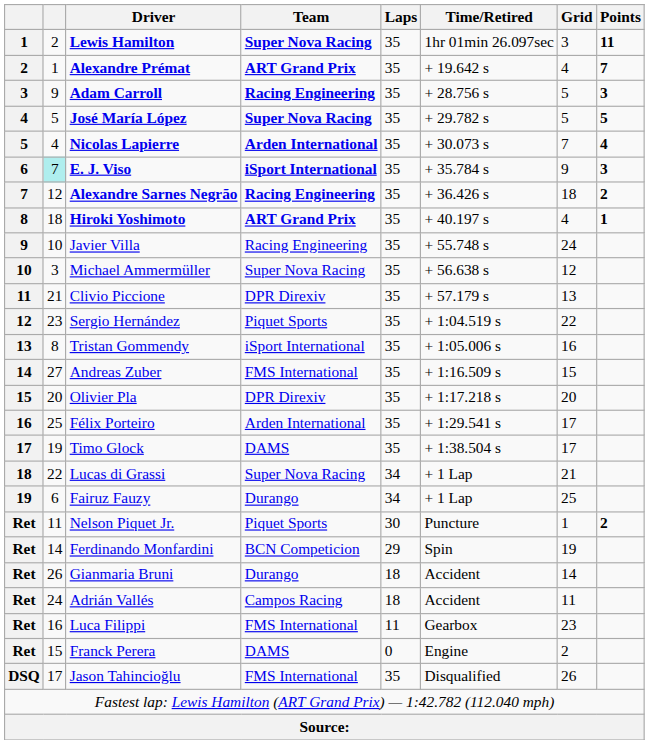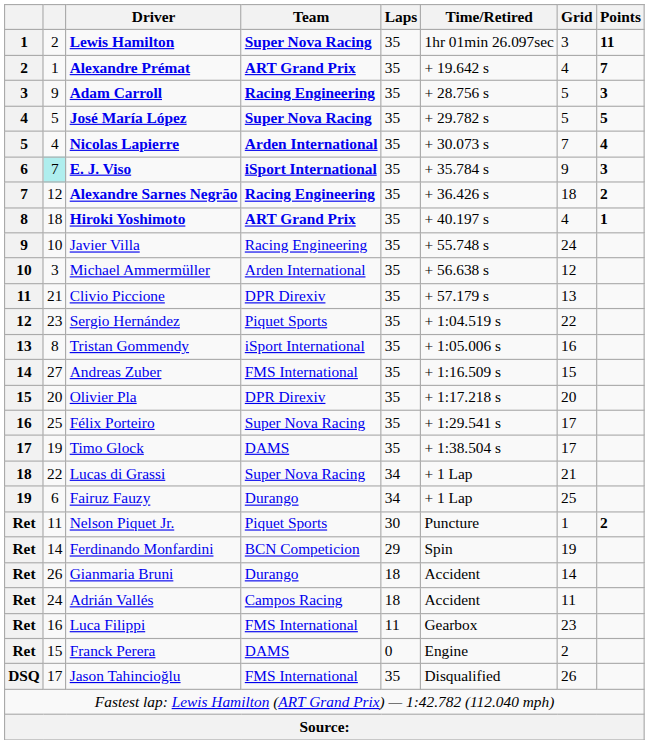(305, 270) Super Nova Racing -> (305, 270) Arden International
(305, 422) Arden International -> (305, 422) Super Nova Racing
